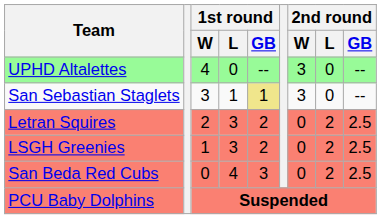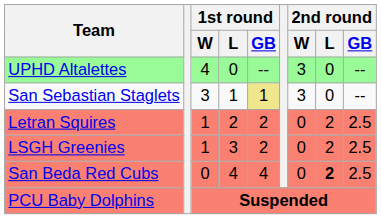(205, 122) 2 -> (205, 122) 1
(233, 122) 3 -> (233, 122) 2
(264, 174) 3 -> (264, 174) 4
(330, 174) normal -> (330, 174) bold
